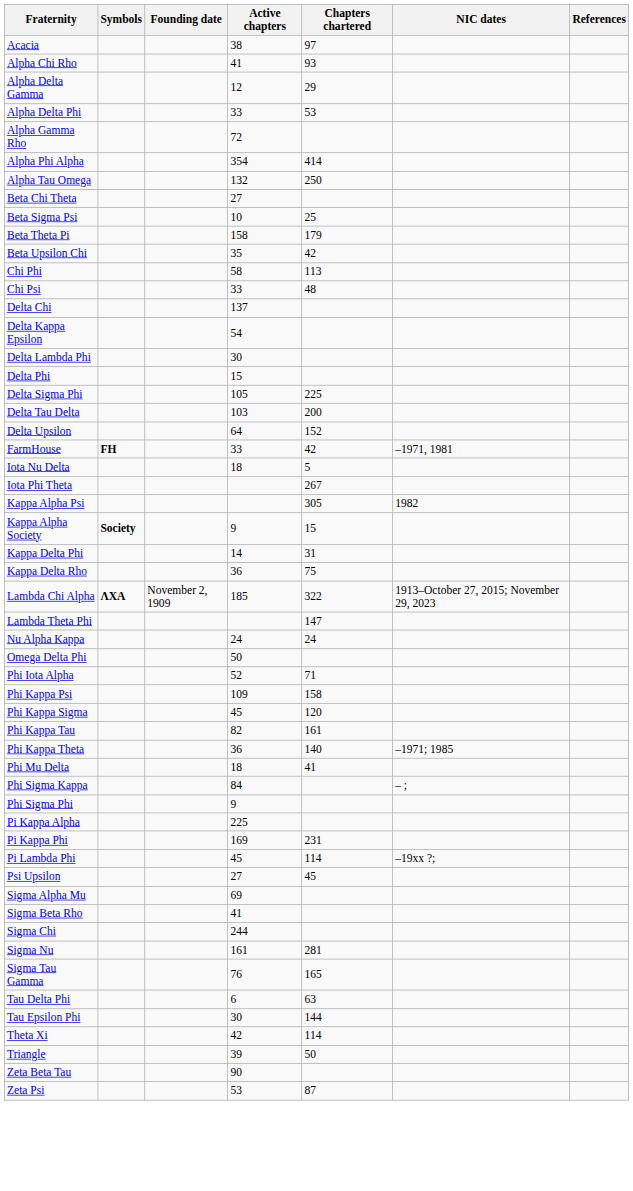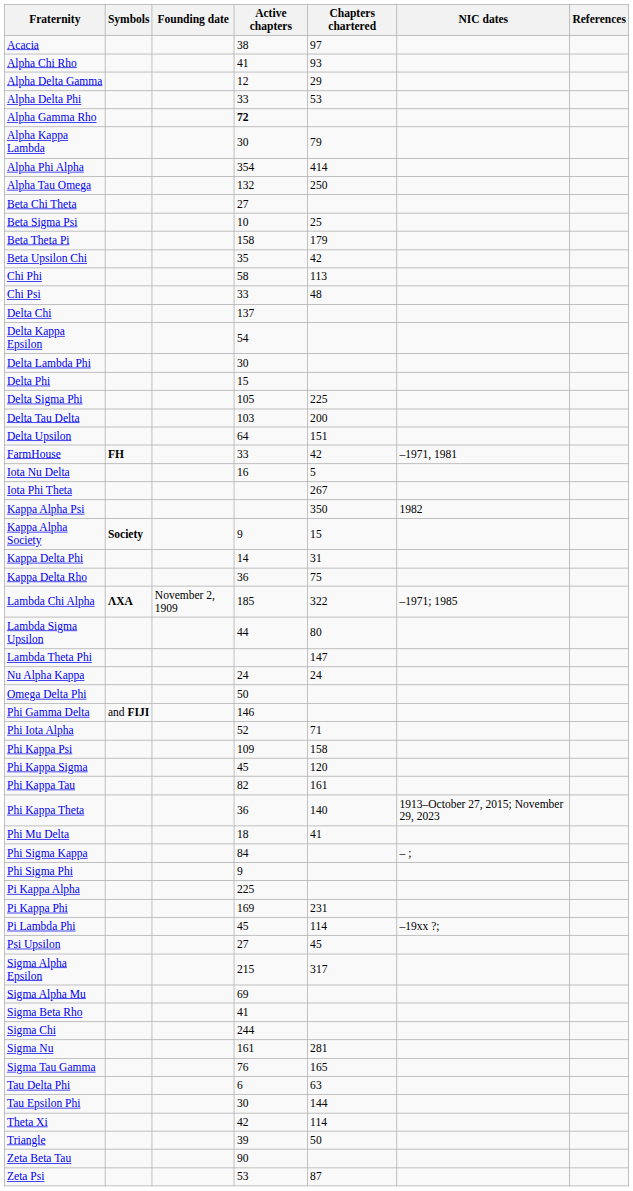(236, 137) normal -> (243, 117) bold
+ row: (38, 142)
(313, 430) 152 -> (319, 436) 151
(236, 467) 18 -> (243, 472) 16
(313, 503) 305 -> (319, 509) 350
(477, 596) 1913–October 27, 2015; November 29, 2023 -> (428, 601) –1971; 1985
+ row: (42, 633)
+ row: (48, 712)
(424, 749) –1971; 1985 -> (481, 810) 1913–October 27, 2015; November 29, 2023
+ row: (37, 969)
